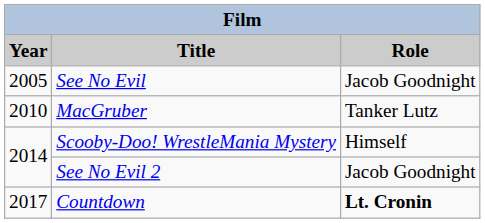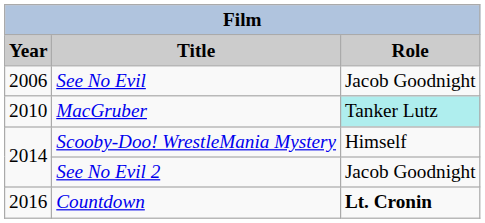(28, 80) 2005 -> (28, 80) 2006
(391, 111) no background -> (391, 111) paleturquoise background
(28, 202) 2017 -> (28, 202) 2016
